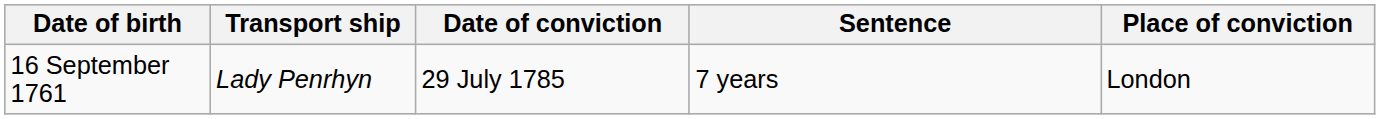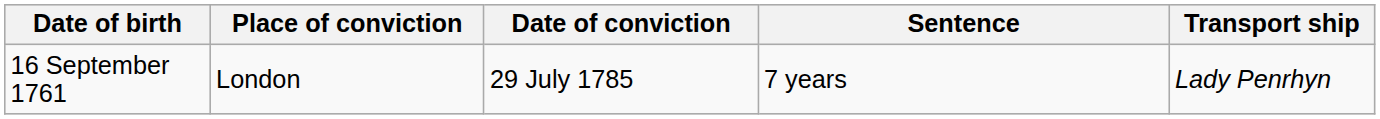columns swapped: (1238, 24) <-> (313, 24)
